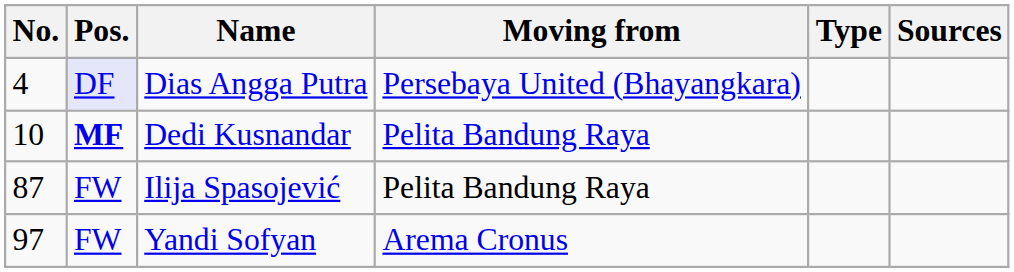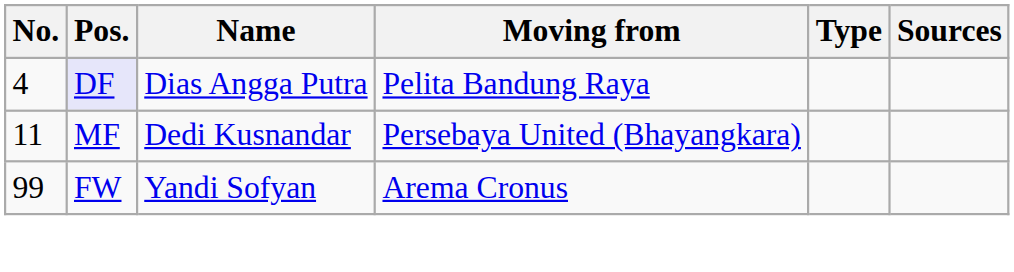(592, 83) Persebaya United (Bhayangkara) -> (516, 83) Pelita Bandung Raya
(28, 135) 10 -> (28, 135) 11
(99, 135) bold -> (97, 135) normal
(516, 135) Pelita Bandung Raya -> (592, 135) Persebaya United (Bhayangkara)
- row: (242, 187)
(28, 240) 97 -> (28, 187) 99
